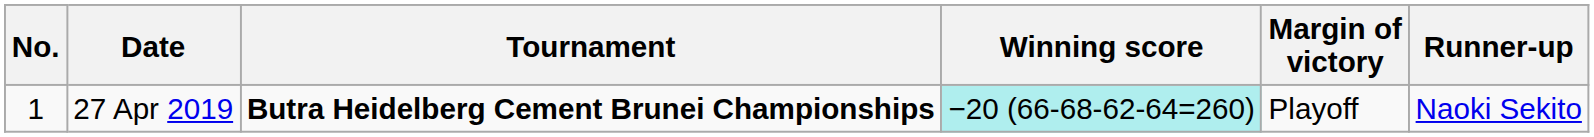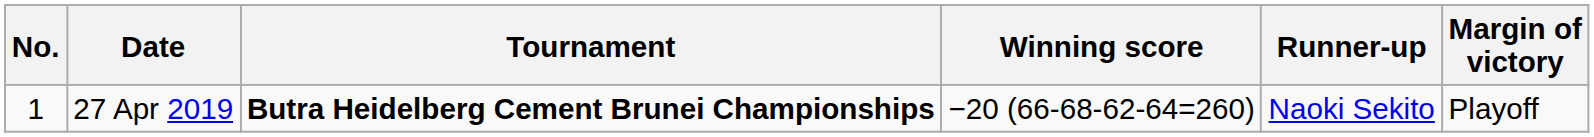columns swapped: (1335, 45) <-> (1499, 45)
(1102, 109) paleturquoise background -> (1102, 109) no background
